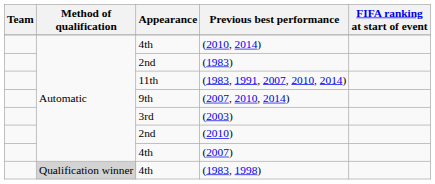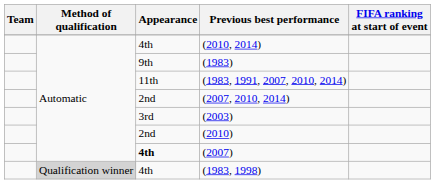(147, 62) 2nd -> (146, 62) 9th
(146, 98) 9th -> (147, 98) 2nd
(146, 152) normal -> (146, 152) bold
